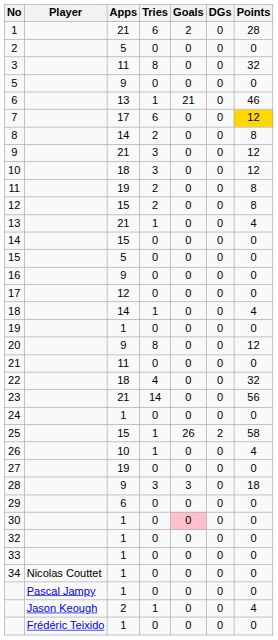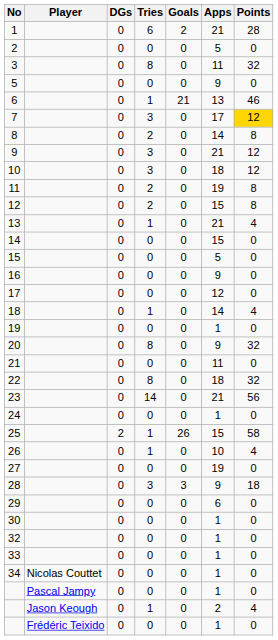columns swapped: (123, 13) <-> (220, 13)
(155, 118) 6 -> (150, 118) 3
(253, 345) 12 -> (253, 345) 32
(155, 380) 4 -> (150, 380) 8
(188, 521) pink background -> (184, 521) no background
